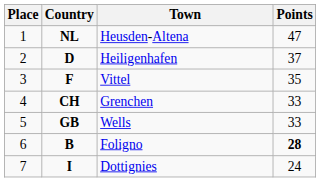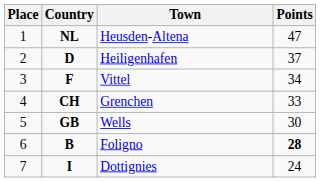(295, 79) 35 -> (295, 79) 34
(295, 123) 33 -> (295, 123) 30
